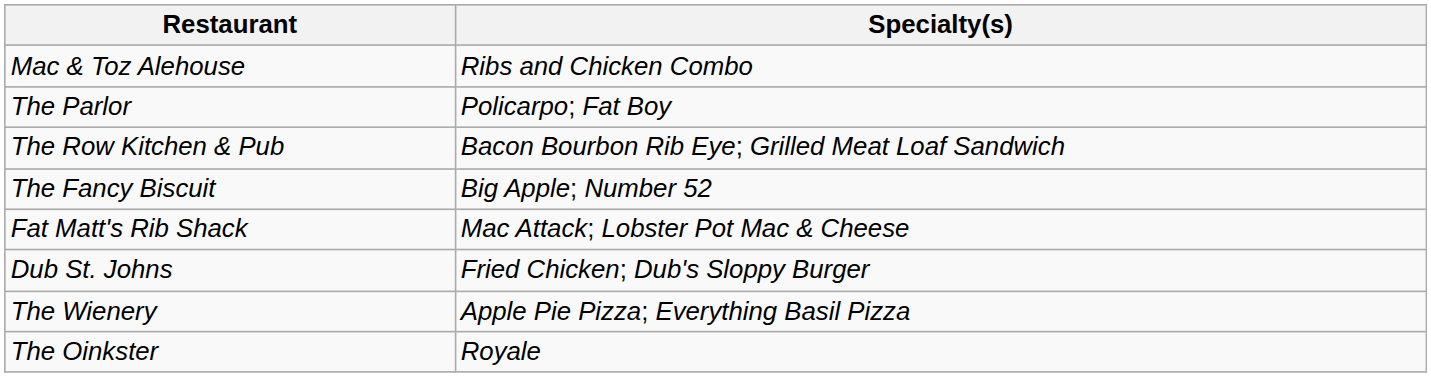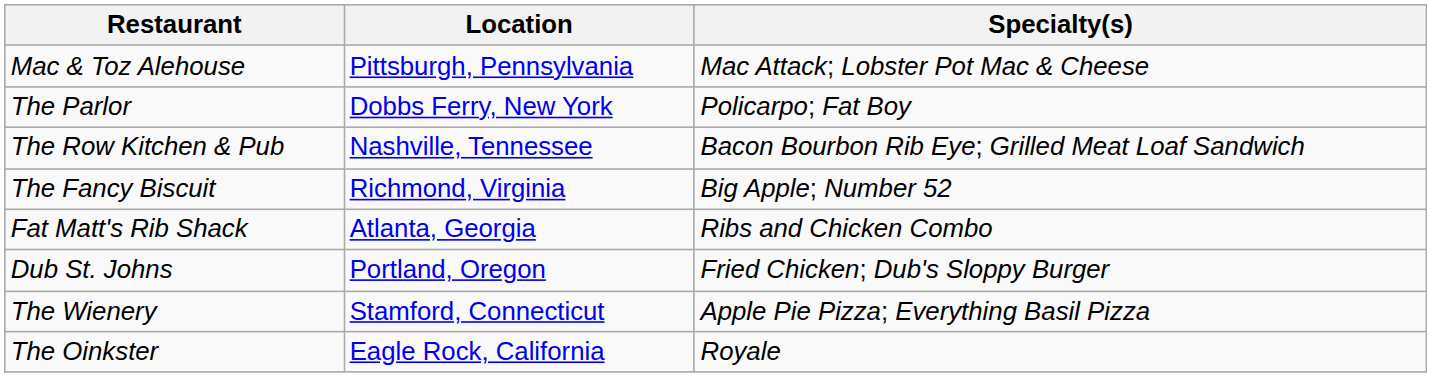+ column: (519, 24)
(607, 65) Ribs and Chicken Combo -> (925, 65) Mac Attack; Lobster Pot Mac & Cheese
(685, 229) Mac Attack; Lobster Pot Mac & Cheese -> (847, 229) Ribs and Chicken Combo
